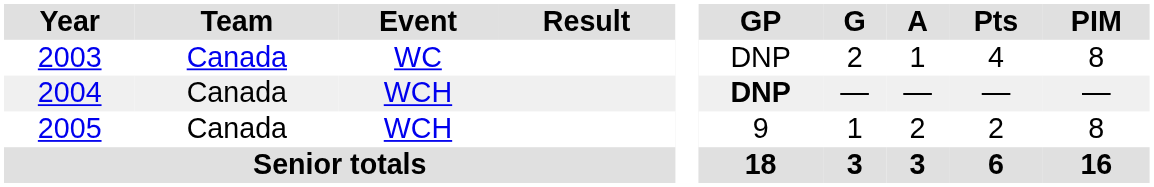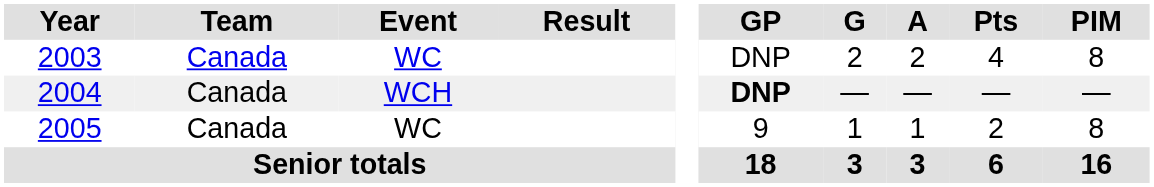(918, 57) 1 -> (918, 57) 2
(418, 128) WCH -> (418, 128) WC
(918, 128) 2 -> (918, 128) 1
